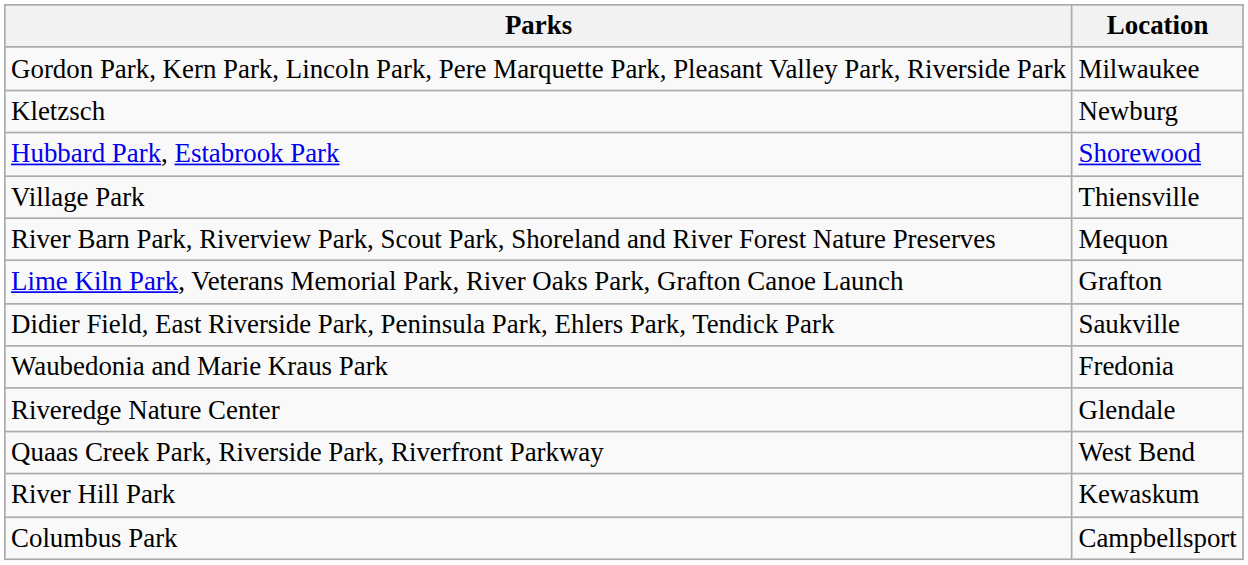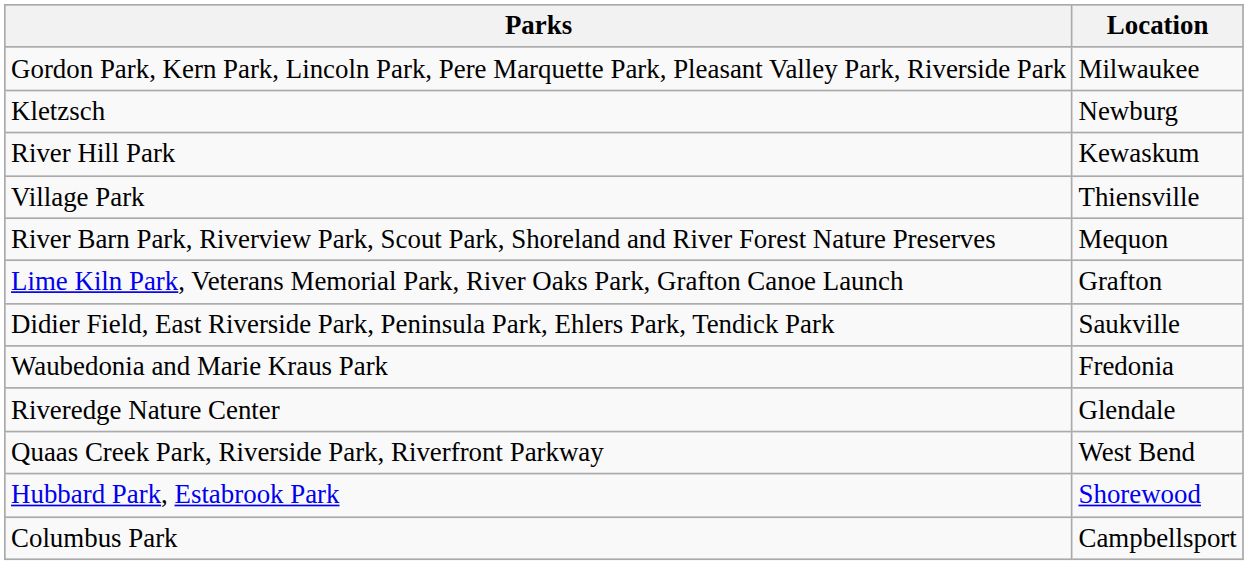rows swapped: (175, 153) <-> (93, 494)
